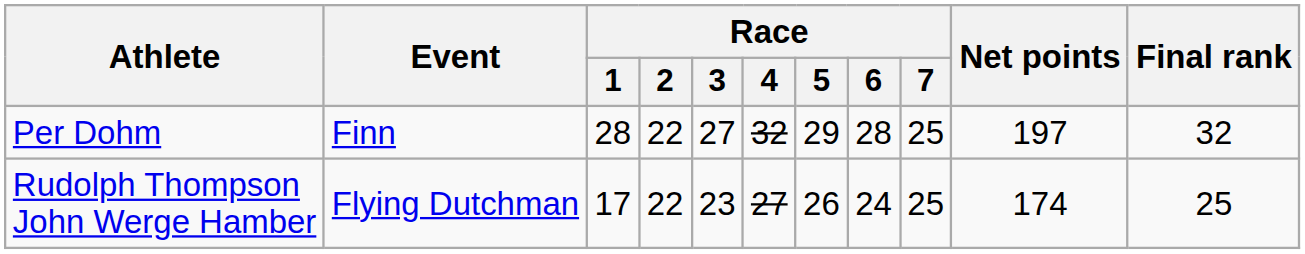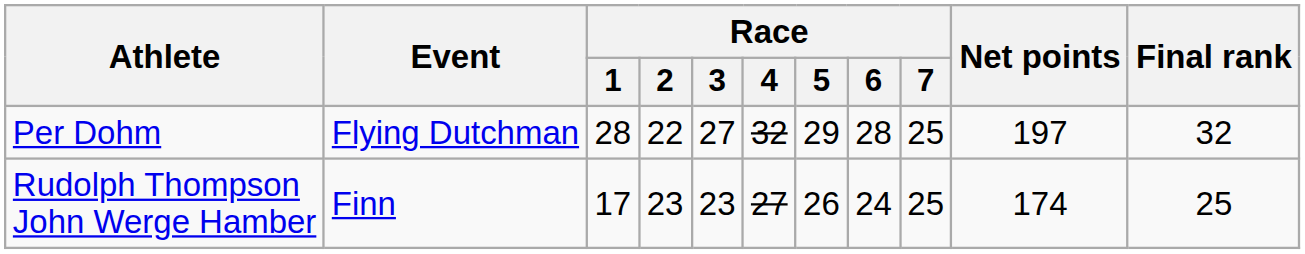(364, 133) Finn -> (455, 133) Flying Dutchman
(455, 203) Flying Dutchman -> (364, 203) Finn
(665, 203) 22 -> (665, 203) 23
